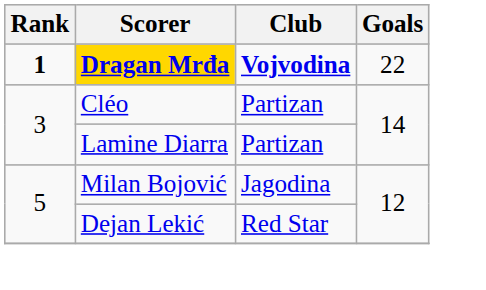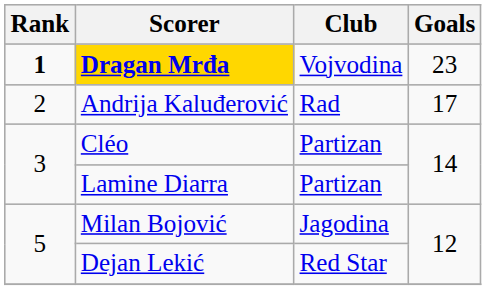(296, 64) bold -> (351, 64) normal
(393, 64) 22 -> (445, 64) 23
+ row: (184, 104)
